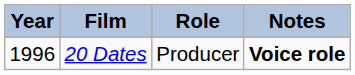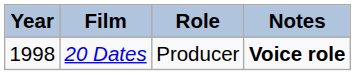(32, 54) 1996 -> (32, 54) 1998
